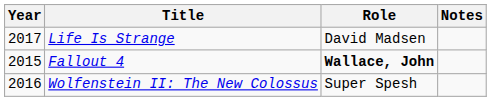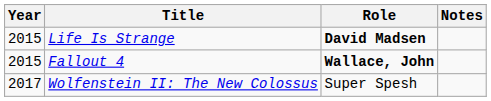(25, 39) 2017 -> (25, 39) 2015
(375, 39) normal -> (375, 39) bold
(25, 85) 2016 -> (25, 85) 2017
